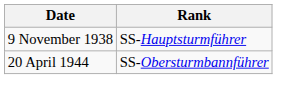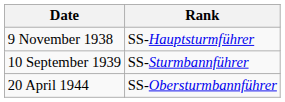+ row: (64, 62)
